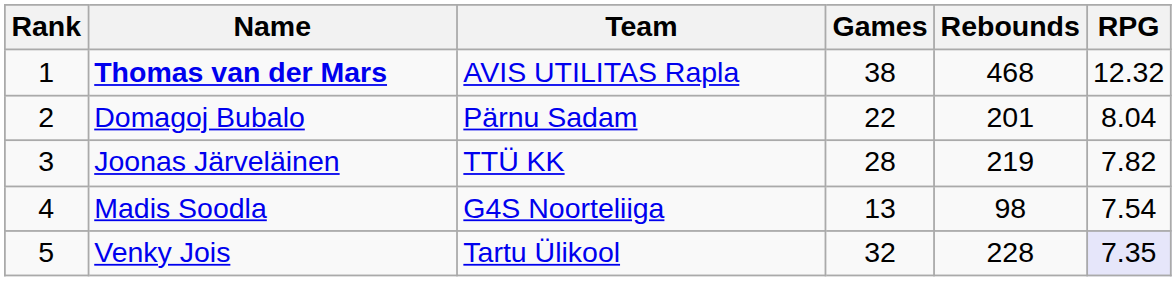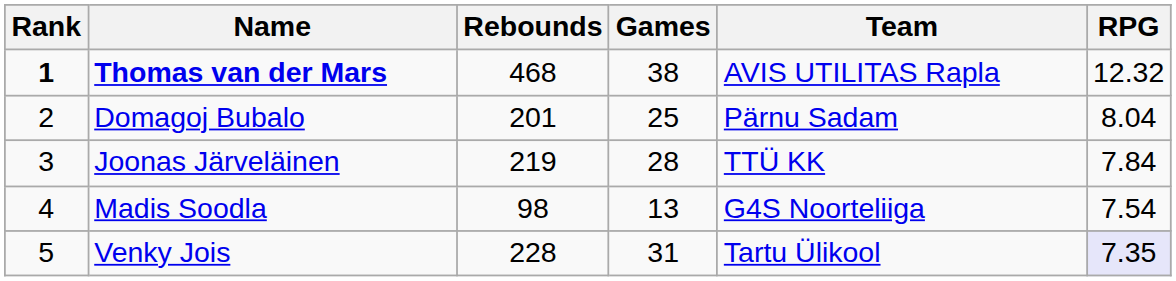columns swapped: (641, 27) <-> (1010, 27)
(46, 72) normal -> (46, 72) bold
(880, 117) 22 -> (663, 117) 25
(1129, 162) 7.82 -> (1129, 162) 7.84
(880, 252) 32 -> (663, 252) 31
